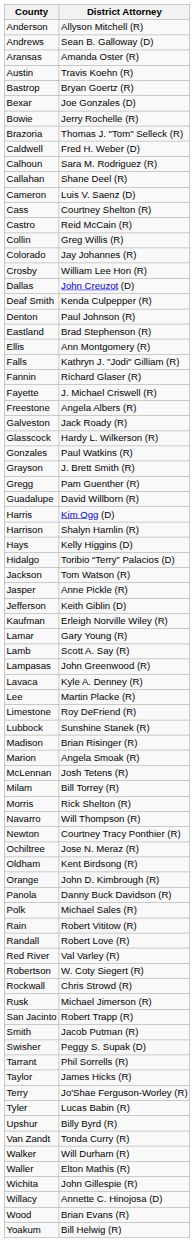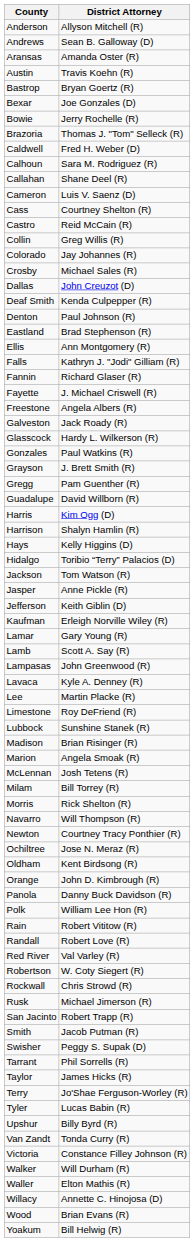(104, 270) William Lee Hon (R) -> (99, 270) Michael Sales (R)
(99, 910) Michael Sales (R) -> (104, 910) William Lee Hon (R)
+ row: (22, 1153)
- row: (22, 1184)
